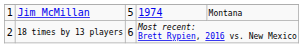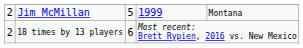(10, 13) 1 -> (10, 13) 2
(150, 13) 1974 -> (150, 13) 1999
